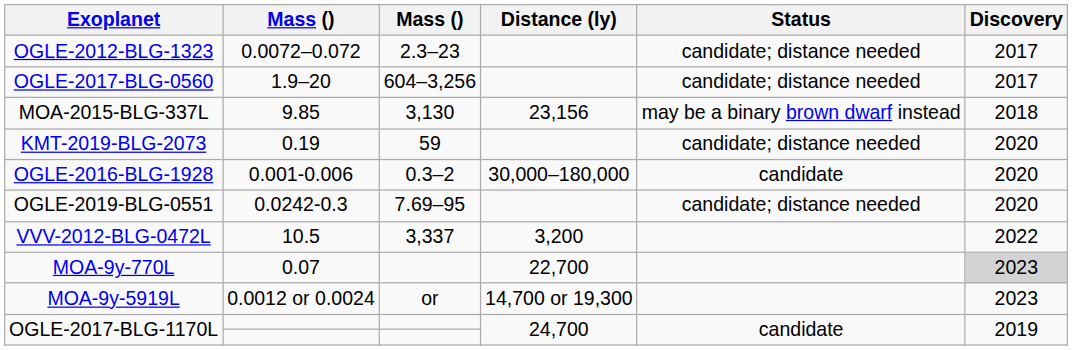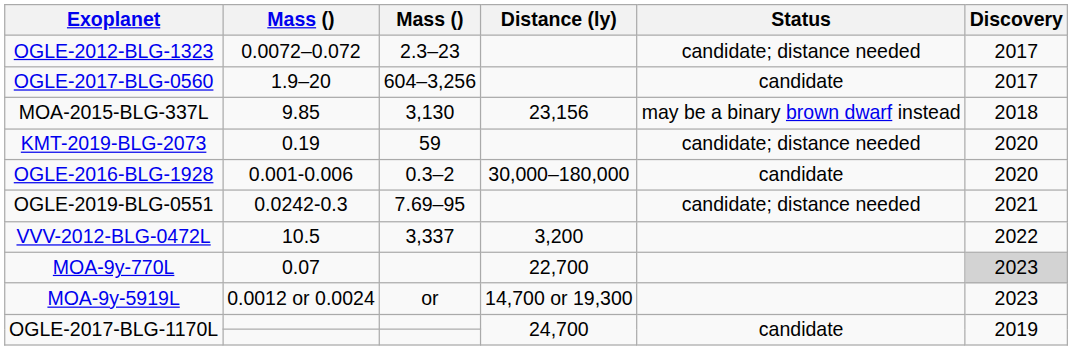(801, 81) candidate; distance needed -> (801, 81) candidate
(1016, 205) 2020 -> (1016, 205) 2021
